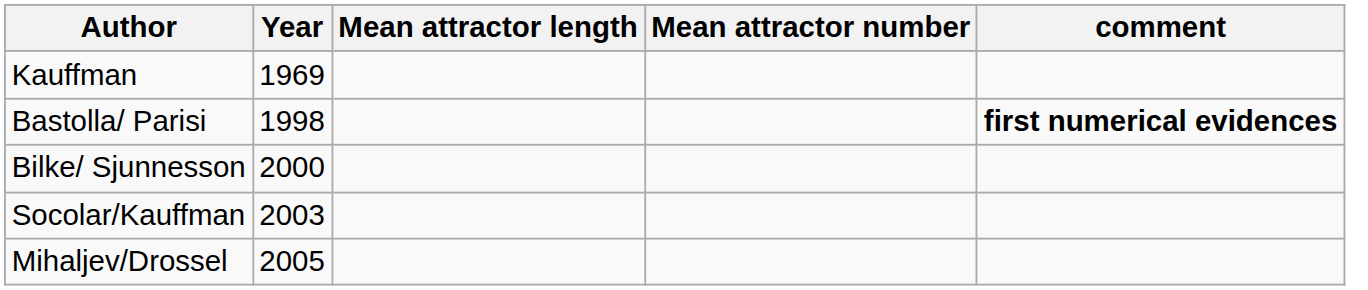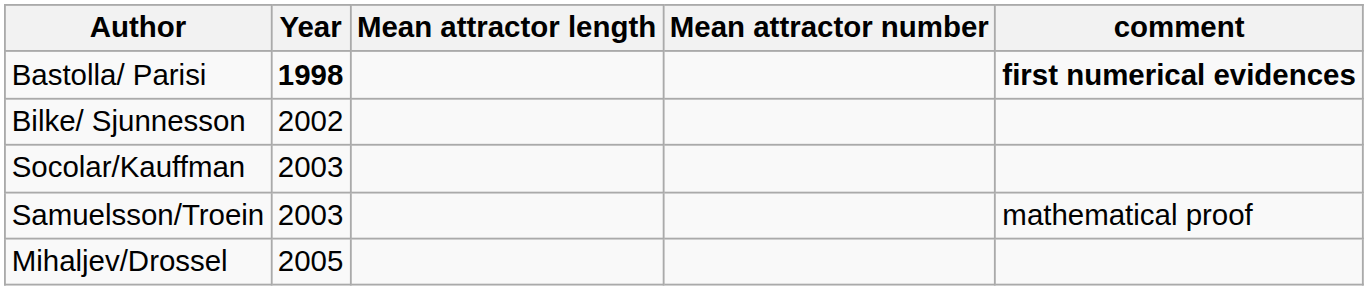- row: (74, 74)
(292, 121) normal -> (311, 74) bold
(292, 167) 2000 -> (311, 121) 2002
+ row: (138, 214)
